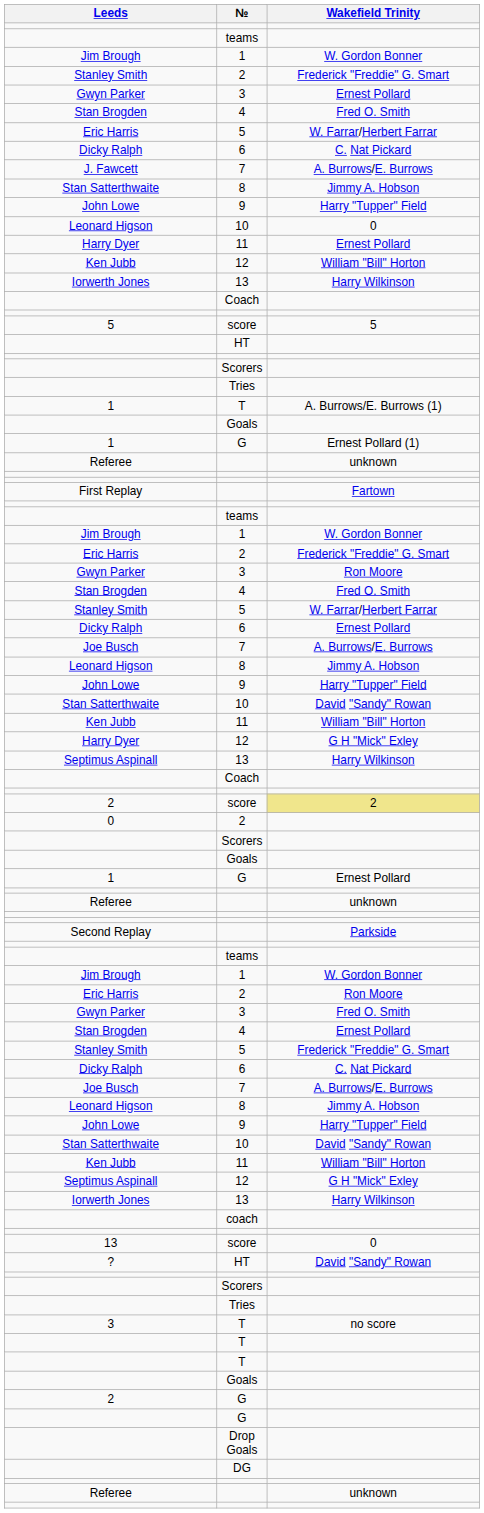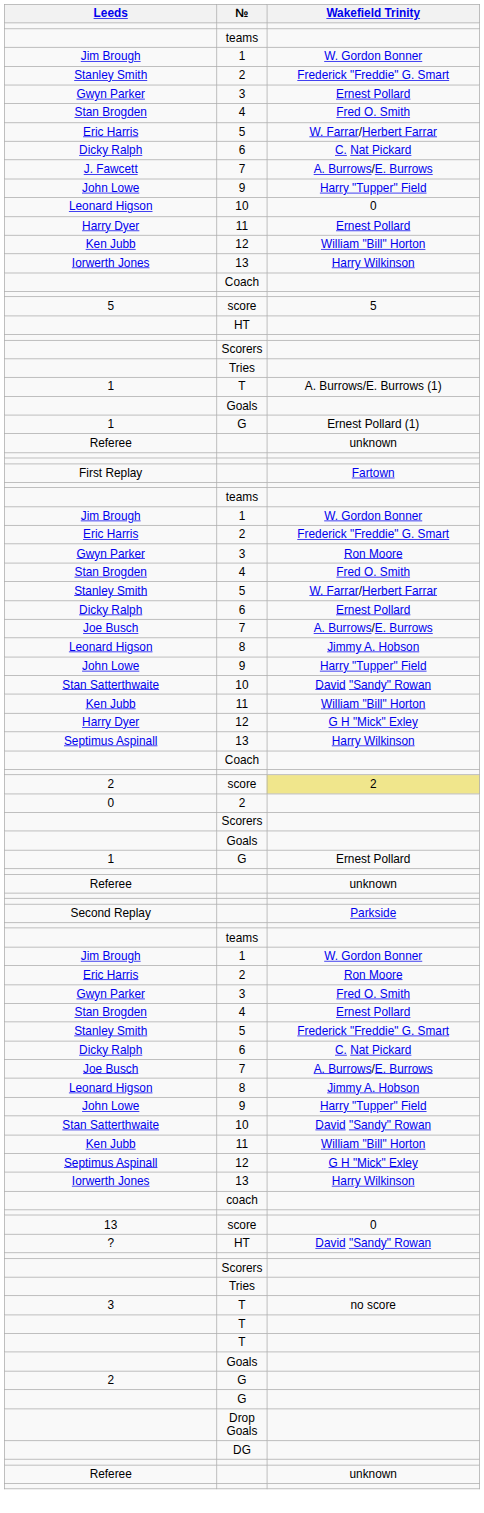- row: (111, 188)
